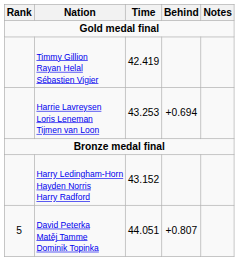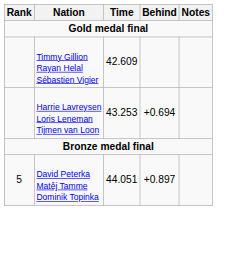(144, 62) 42.419 -> (122, 62) 42.609
- row: (80, 186)
(181, 231) +0.807 -> (159, 180) +0.897
